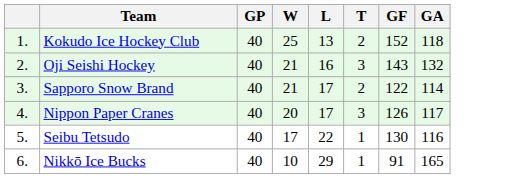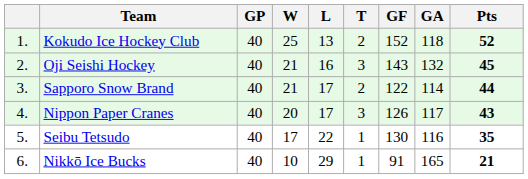+ column: (487, 16)
